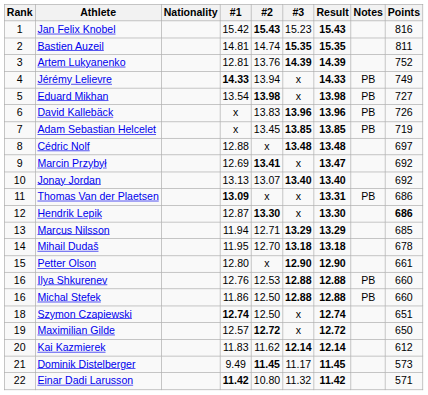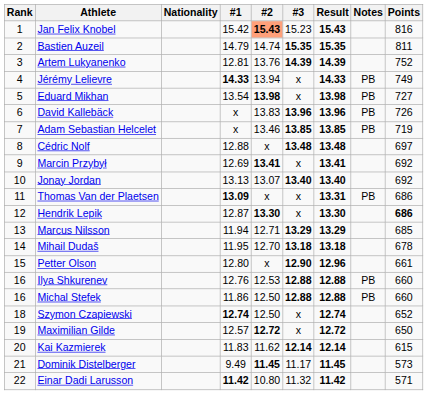(267, 29) no background -> (267, 29) lightsalmon background
(236, 46) 14.81 -> (236, 46) 14.79
(267, 130) 13.45 -> (267, 130) 13.46
(333, 163) 13.47 -> (333, 163) 13.41
(333, 264) 12.90 -> (333, 264) 12.96
(404, 314) 651 -> (404, 314) 652
(404, 347) 612 -> (404, 347) 615
